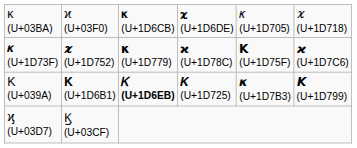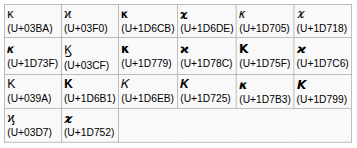(89, 54) 𝝒 (U+1D752) -> (87, 57) Ϗ (U+03CF)
(148, 89) bold -> (148, 91) normal
(87, 125) Ϗ (U+03CF) -> (89, 125) 𝝒 (U+1D752)
